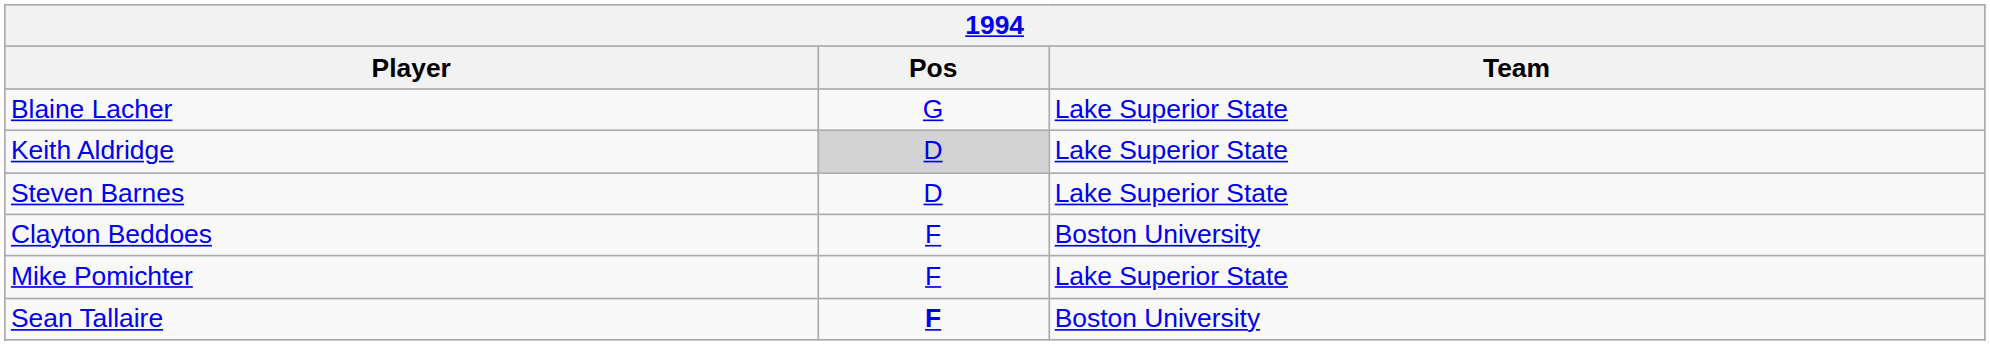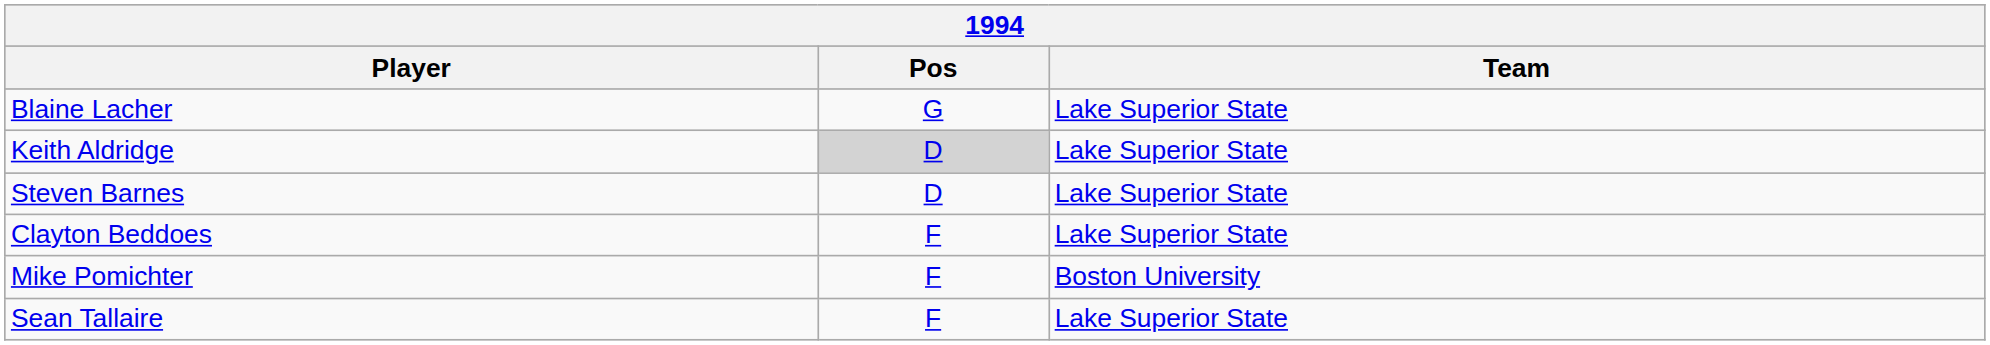(1157, 234) Boston University -> (1171, 234) Lake Superior State
(1171, 276) Lake Superior State -> (1157, 276) Boston University
(933, 318) bold -> (933, 318) normal
(1157, 318) Boston University -> (1171, 318) Lake Superior State
